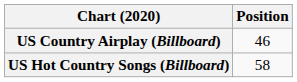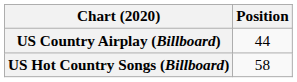(262, 40) 46 -> (262, 40) 44
